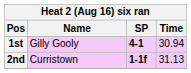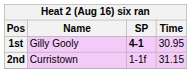(171, 44) 30.94 -> (171, 44) 30.95
(138, 60) bold -> (138, 60) normal
(171, 60) 31.13 -> (171, 60) 31.15
